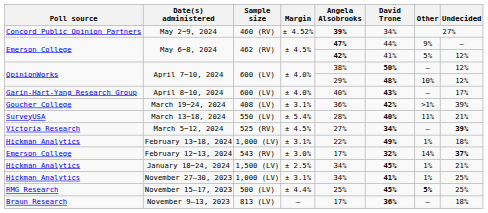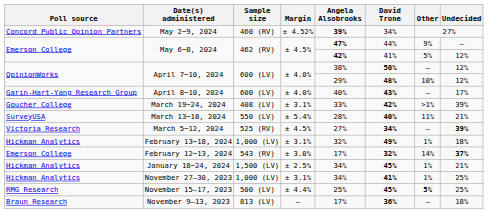(340, 104) 36% -> (340, 104) 33%
(340, 141) 22% -> (340, 141) 32%
